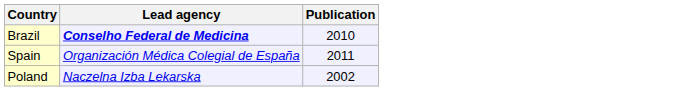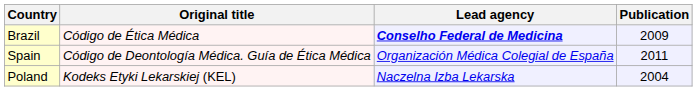+ column: (217, 15)
(341, 35) 2010 -> (654, 35) 2009
(341, 76) 2002 -> (654, 76) 2004
